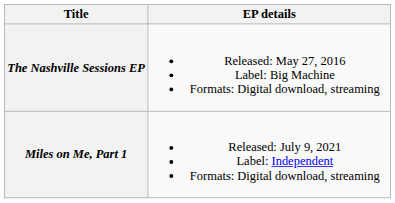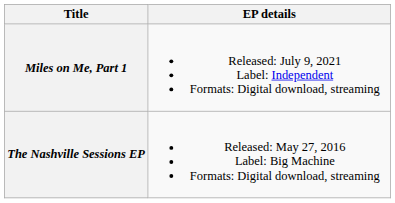rows swapped: (76, 67) <-> (76, 154)
